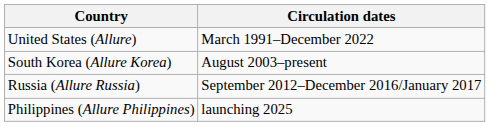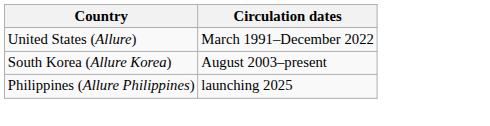- row: (74, 86)
